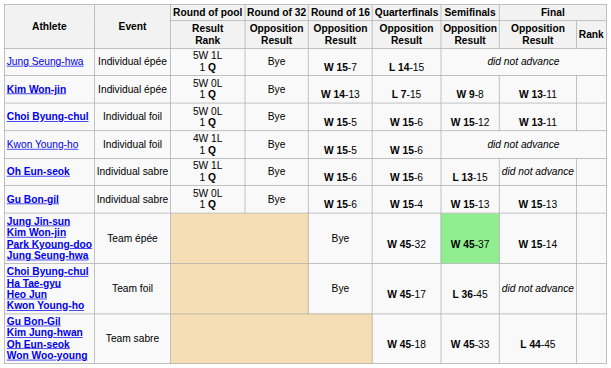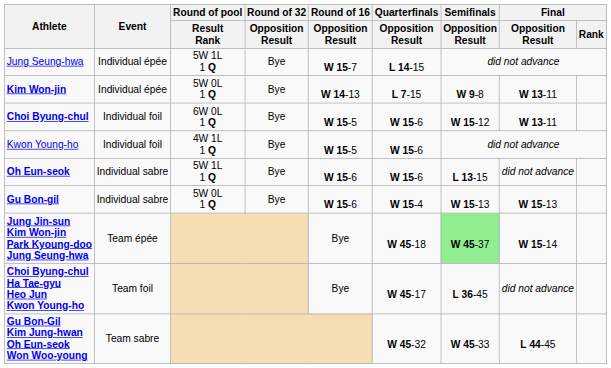(208, 117) 5W 0L 1 Q -> (208, 117) 6W 0L 1 Q
(407, 244) W 45-32 -> (407, 244) W 45-18
(407, 345) W 45-18 -> (407, 345) W 45-32
